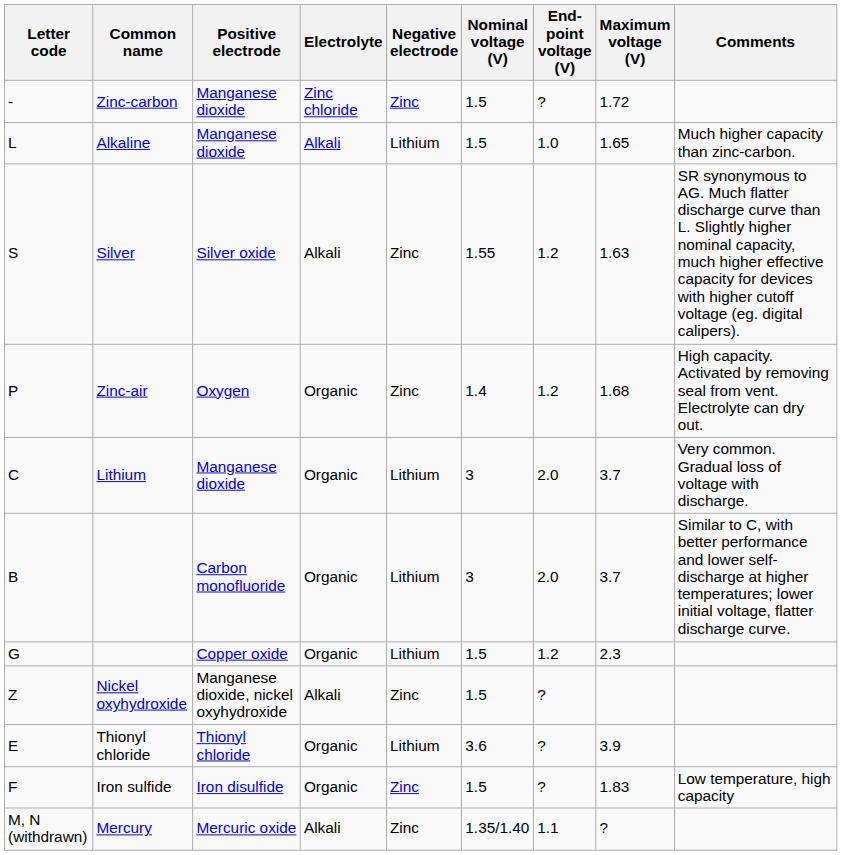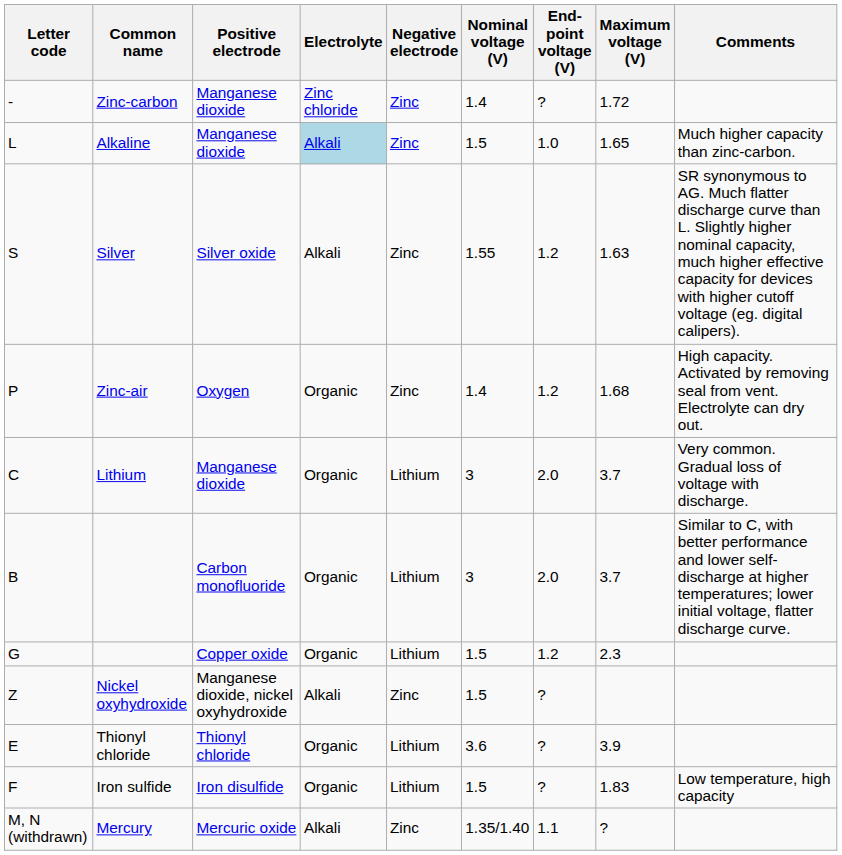(476, 101) 1.5 -> (476, 101) 1.4
(322, 143) no background -> (322, 143) lightblue background
(415, 143) Lithium -> (404, 143) Zinc
(404, 787) Zinc -> (415, 787) Lithium
